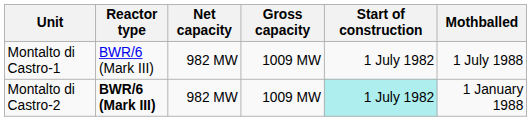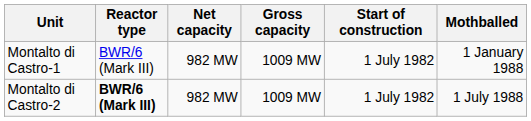(488, 60) 1 July 1988 -> (493, 60) 1 January 1988
(399, 97) paleturquoise background -> (399, 97) no background
(493, 97) 1 January 1988 -> (488, 97) 1 July 1988
